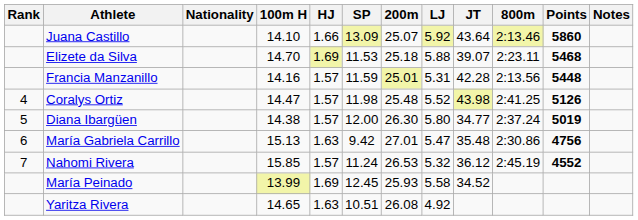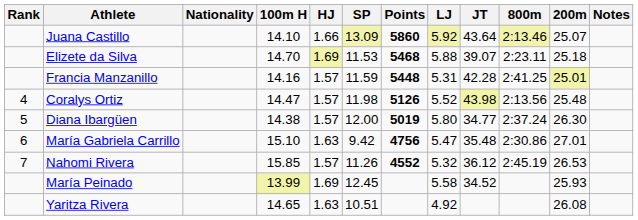columns swapped: (401, 15) <-> (567, 15)
(518, 78) 2:13.56 -> (525, 78) 2:41.25
(518, 99) 2:41.25 -> (525, 99) 2:13.56
(283, 141) 15.13 -> (283, 141) 15.10
(362, 162) 11.24 -> (362, 162) 11.26
